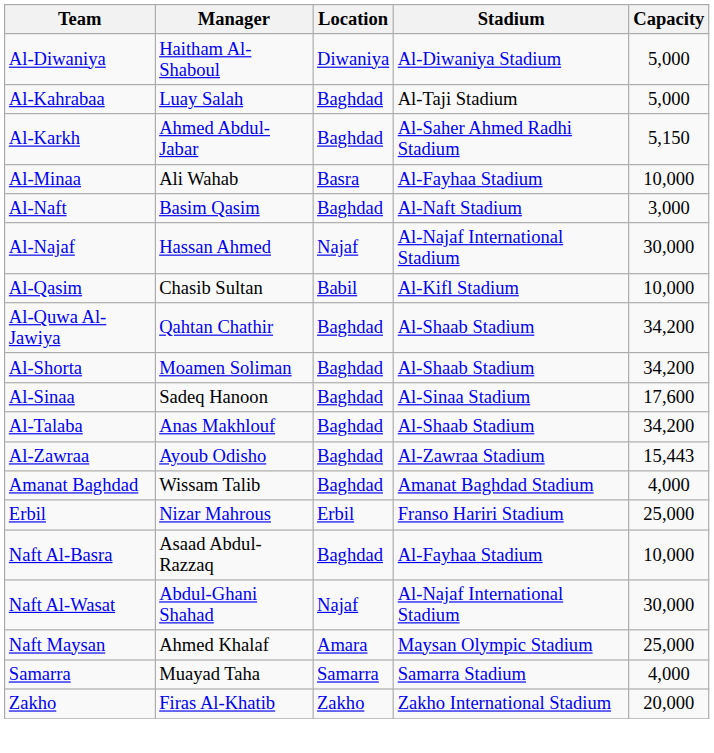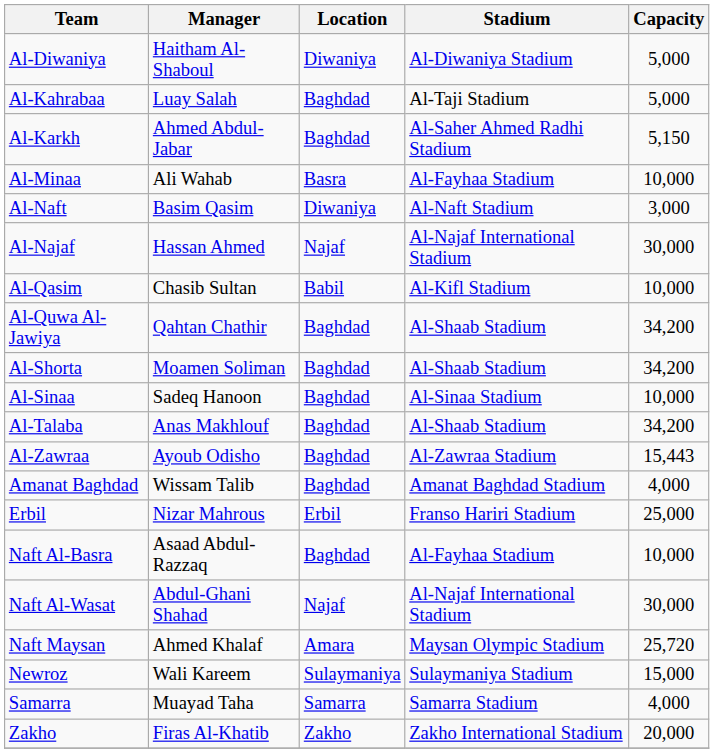(350, 208) Baghdad -> (340, 208) Diwaniya
(669, 397) 17,600 -> (669, 397) 10,000
(669, 644) 25,000 -> (669, 644) 25,720
+ row: (38, 674)
